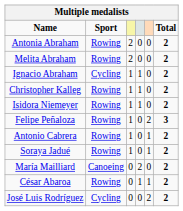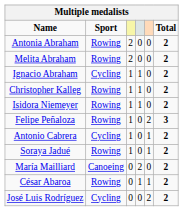(106, 136) Rowing -> (106, 136) Cycling
